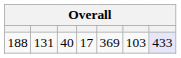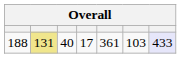(44, 42) no background -> (44, 42) khaki background
(110, 42) 369 -> (110, 42) 361
